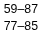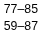rows swapped: (21, 9) <-> (21, 26)
